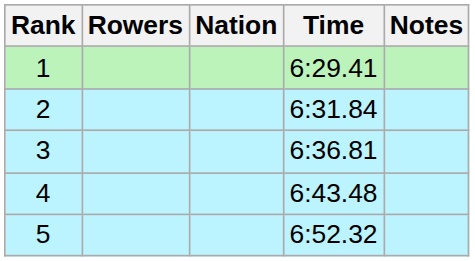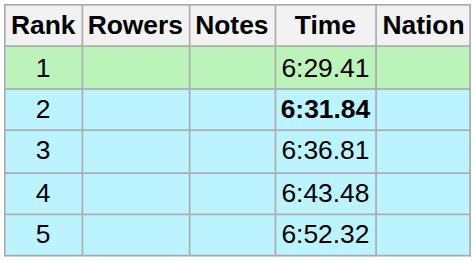columns swapped: (236, 25) <-> (426, 25)
(334, 109) normal -> (325, 109) bold
